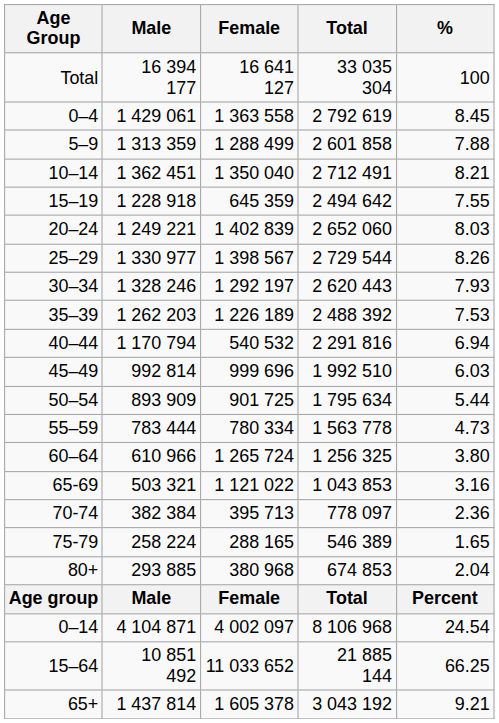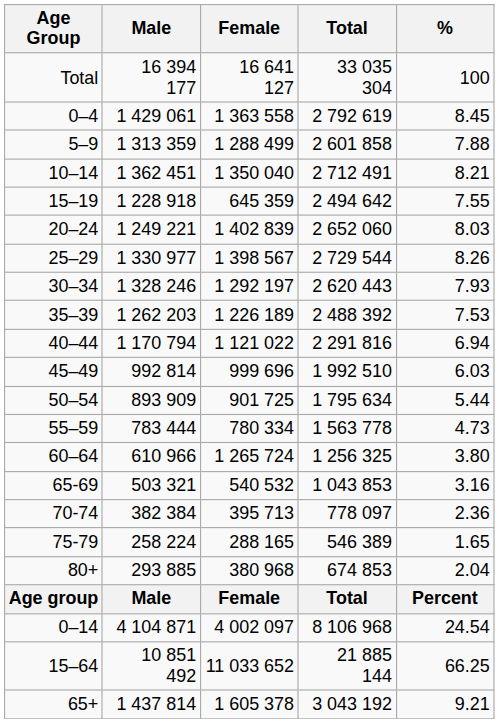(262, 343) 540 532 -> (254, 343) 1 121 022
(254, 485) 1 121 022 -> (262, 485) 540 532
